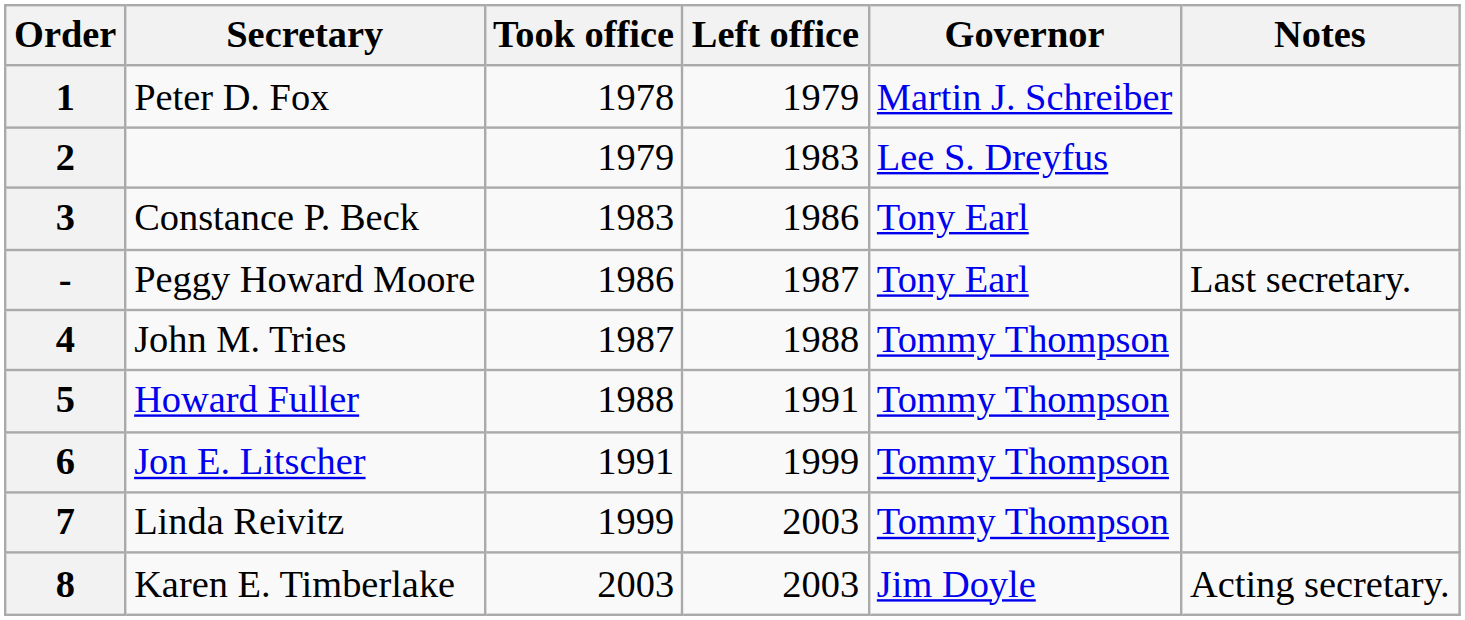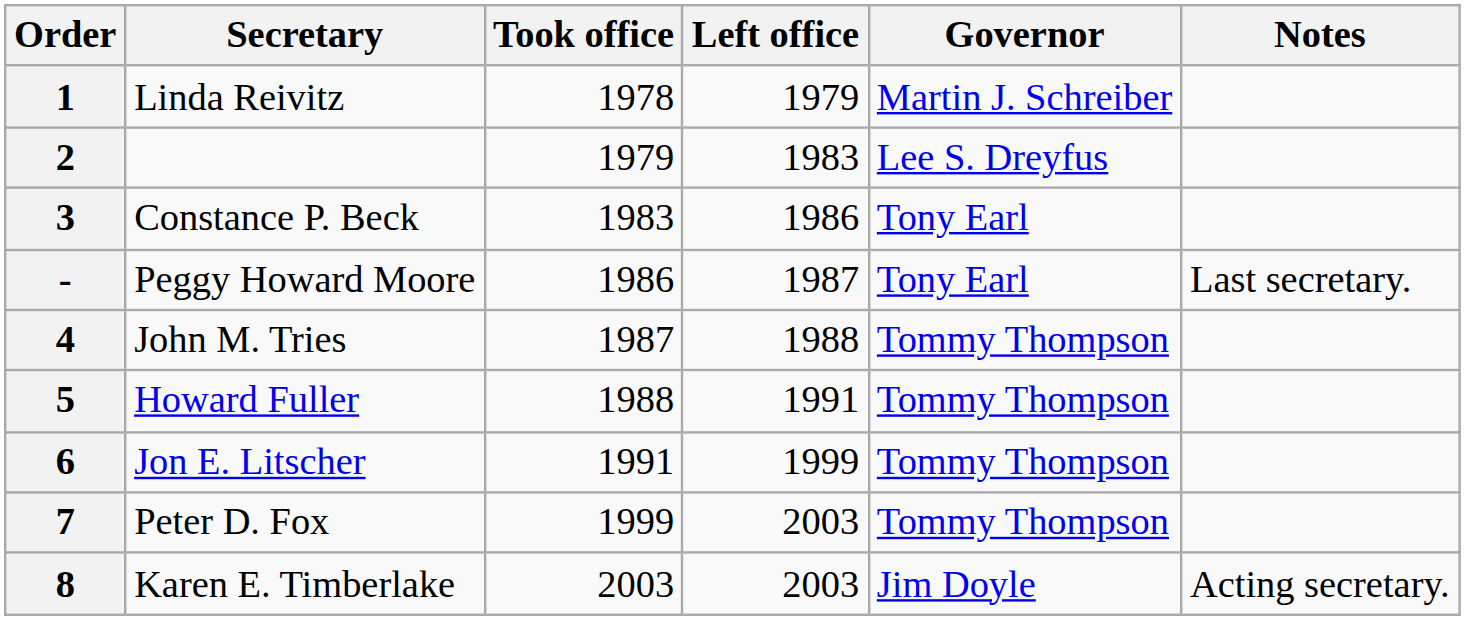(232, 95) Peter D. Fox -> (239, 95) Linda Reivitz
(239, 522) Linda Reivitz -> (232, 522) Peter D. Fox
